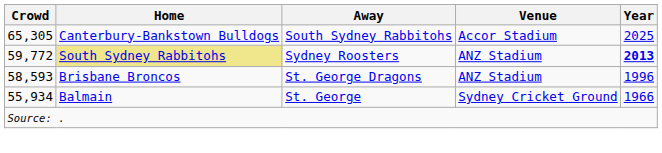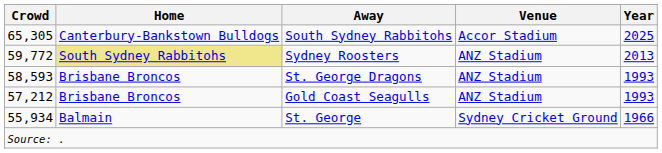(639, 56) bold -> (639, 56) normal
(639, 76) 1996 -> (639, 76) 1993
+ row: (357, 97)
